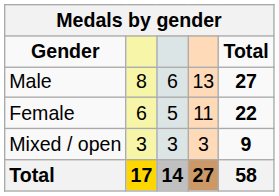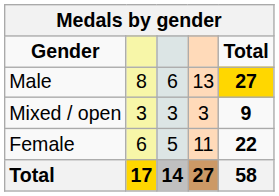(246, 82) no background -> (246, 82) gold background
rows swapped: (42, 113) <-> (65, 144)
